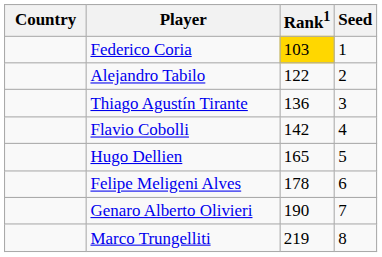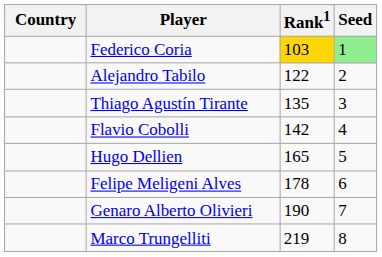(343, 49) no background -> (343, 49) lightgreen background
(296, 103) 136 -> (296, 103) 135
